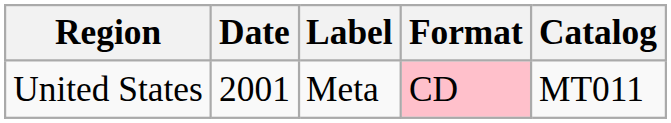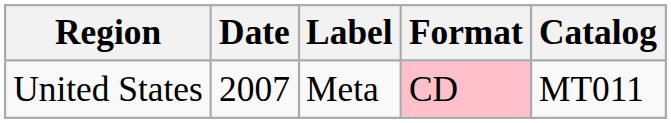(254, 88) 2001 -> (254, 88) 2007
